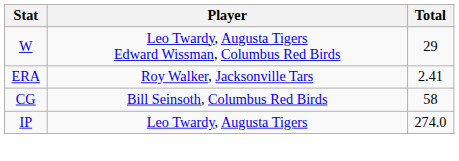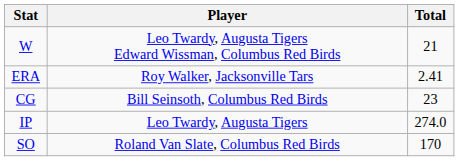(430, 46) 29 -> (430, 46) 21
(430, 99) 58 -> (430, 99) 23
+ row: (26, 144)
